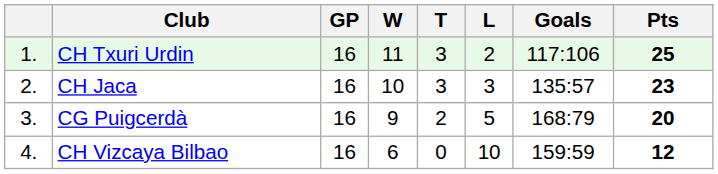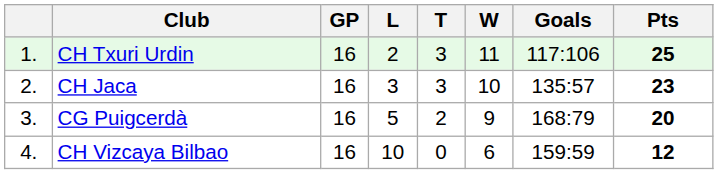columns swapped: (393, 20) <-> (489, 20)
